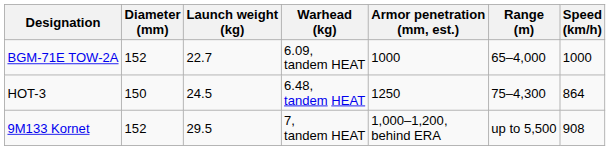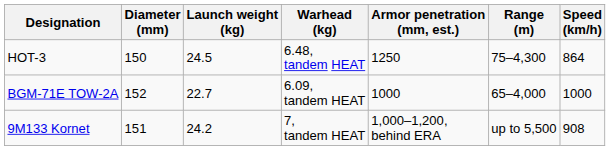rows swapped: (27, 93) <-> (63, 58)
(135, 128) 152 -> (135, 128) 151
(199, 128) 29.5 -> (199, 128) 24.2
